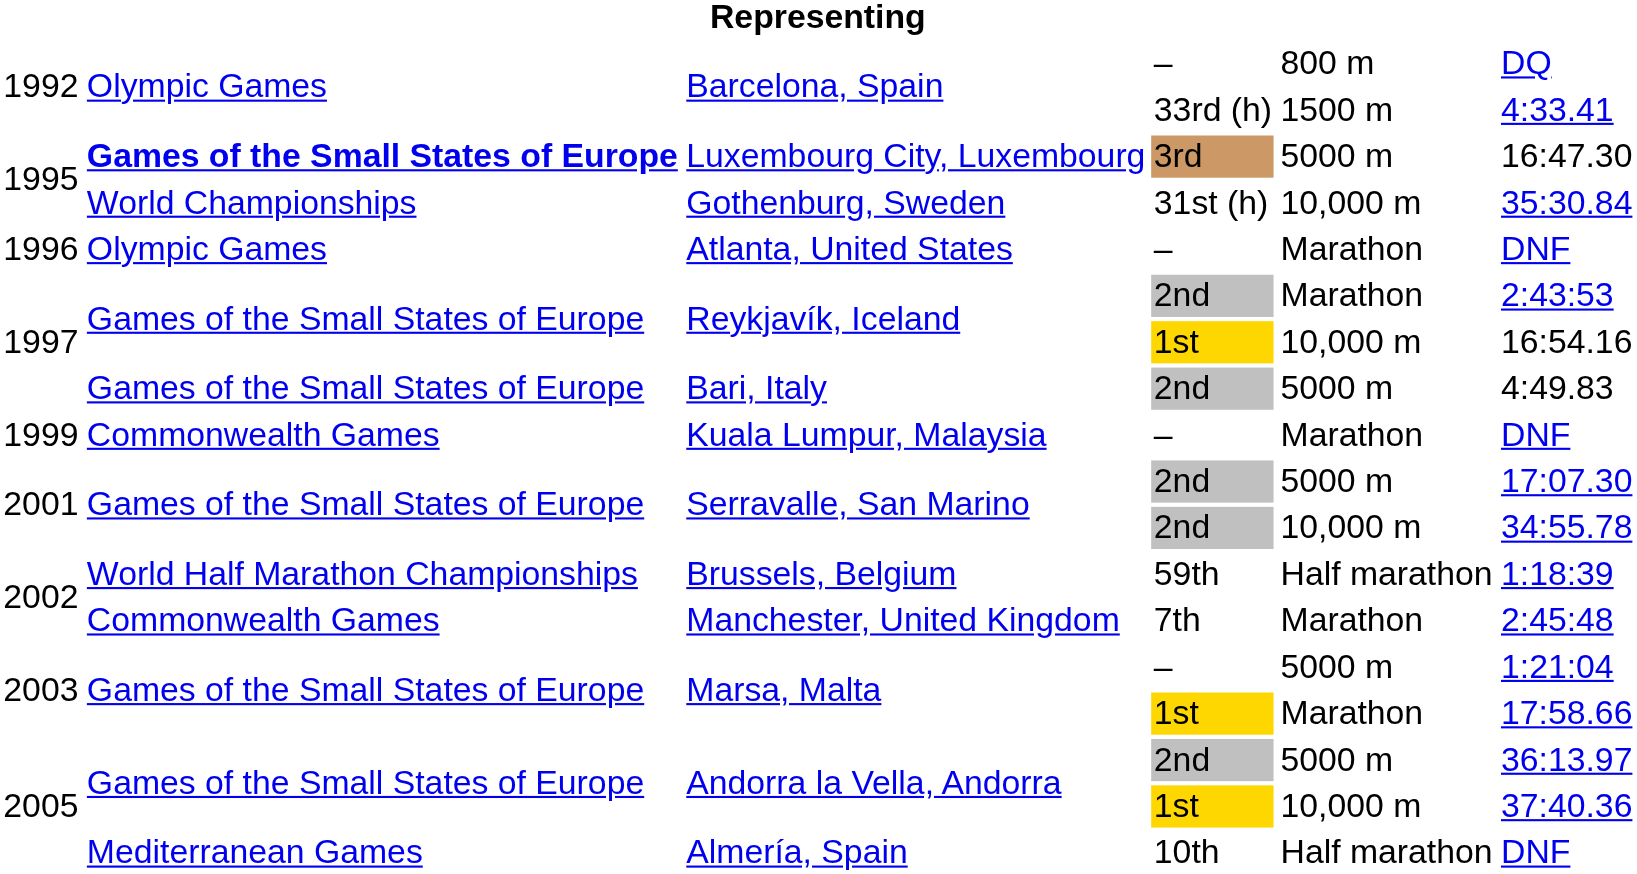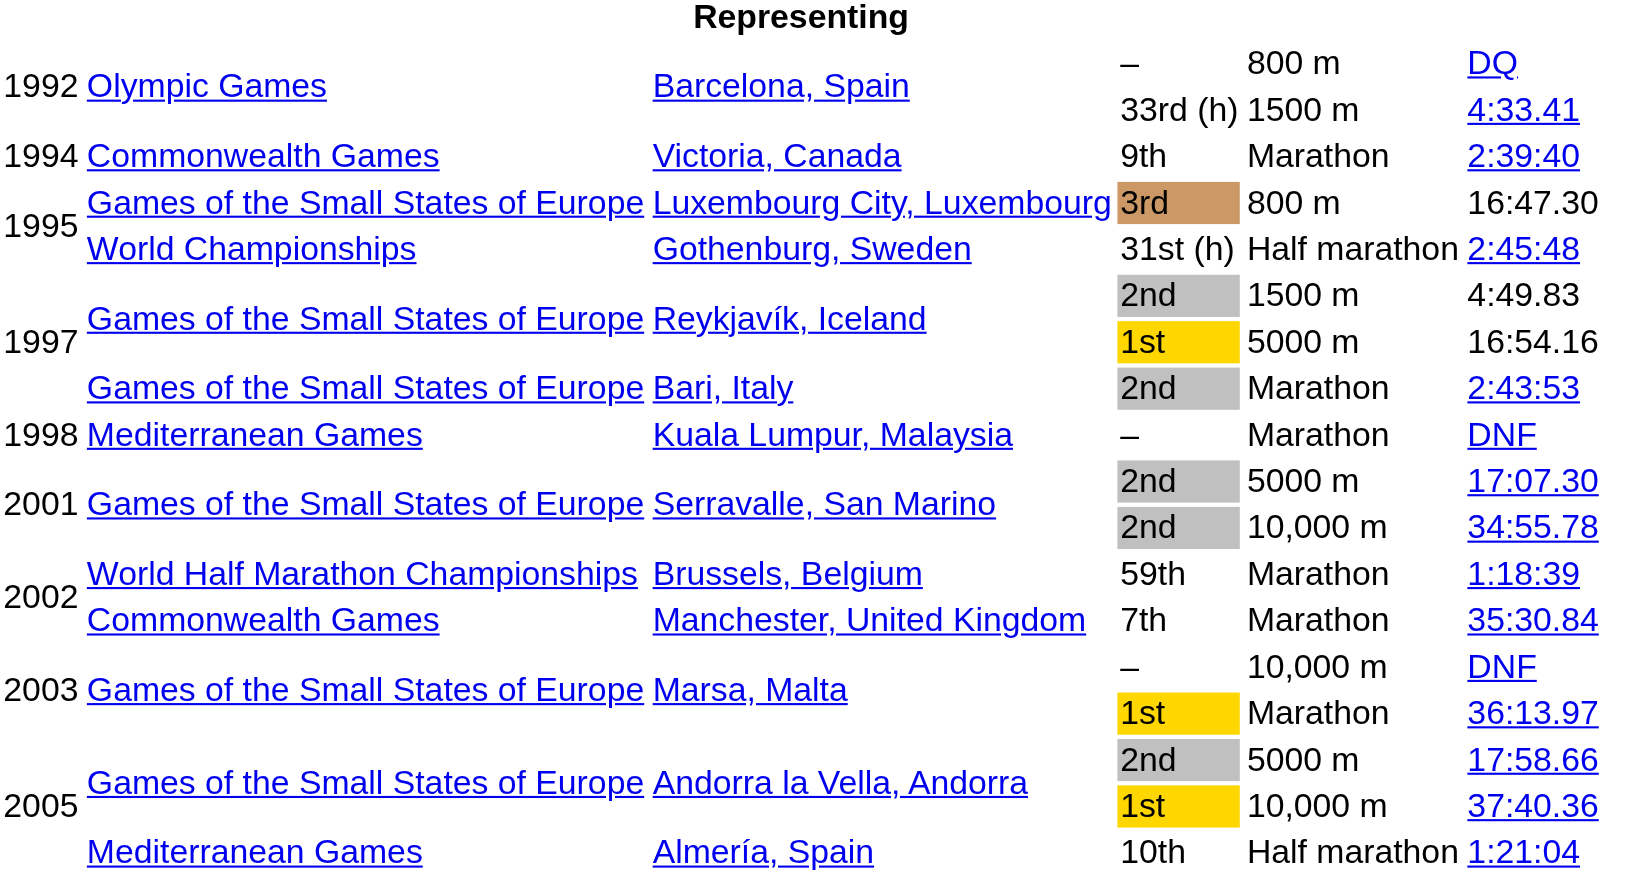+ row: (777, 156)
(382, 156) bold -> (366, 202) normal
(1337, 156) 5000 m -> (1294, 202) 800 m
(1351, 202) 10,000 m -> (1353, 248) Half marathon
(1567, 202) 35:30.84 -> (1524, 248) 2:45:48
- row: (850, 248)
(1352, 295) Marathon -> (1303, 295) 1500 m
(1557, 295) 2:43:53 -> (1524, 295) 4:49.83
(1351, 341) 10,000 m -> (1303, 341) 5000 m
(1337, 388) 5000 m -> (1318, 388) Marathon
(1557, 388) 4:49.83 -> (1524, 388) 2:43:53
(41, 434) 1999 -> (41, 434) 1998
(263, 434) Commonwealth Games -> (255, 434) Mediterranean Games
(1387, 573) Half marathon -> (1318, 573) Marathon
(1557, 620) 2:45:48 -> (1533, 620) 35:30.84
(1337, 666) 5000 m -> (1317, 666) 10,000 m
(1557, 666) 1:21:04 -> (1502, 666) DNF
(1567, 713) 17:58.66 -> (1533, 713) 36:13.97
(1567, 759) 36:13.97 -> (1533, 759) 17:58.66
(1536, 852) DNF -> (1524, 852) 1:21:04
